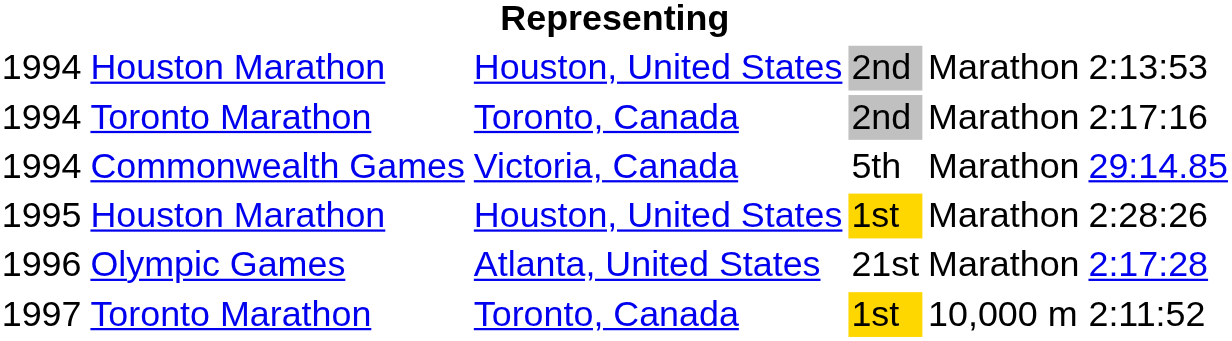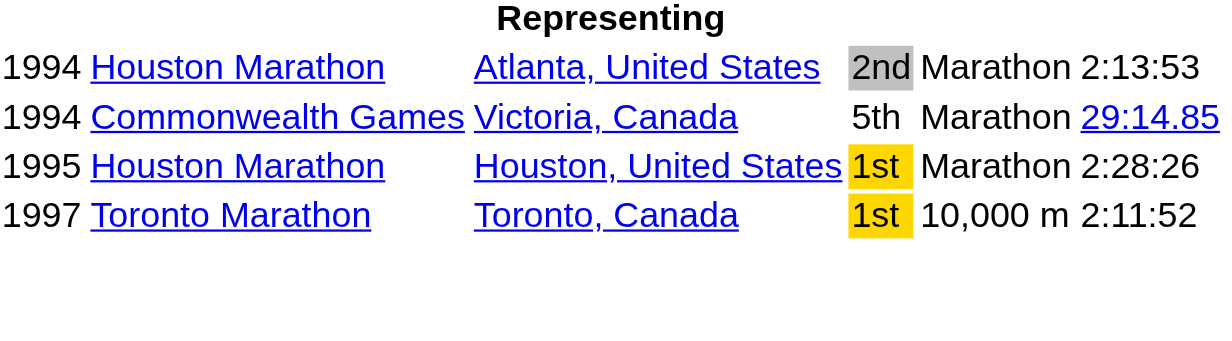(658, 67) Houston, United States -> (647, 67) Atlanta, United States
- row: (42, 116)
- row: (42, 264)
